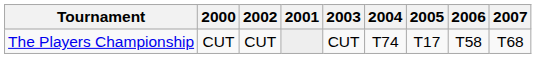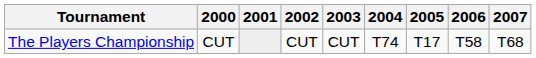columns swapped: (302, 17) <-> (260, 17)
